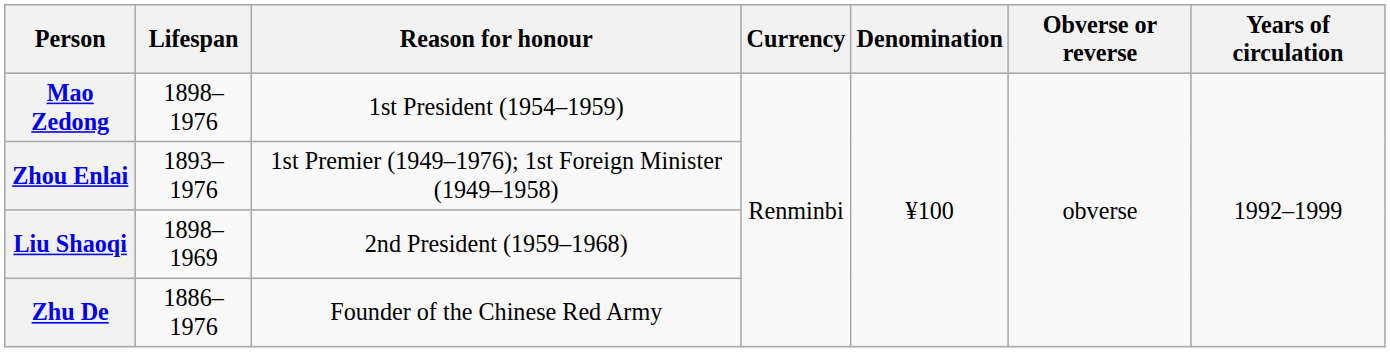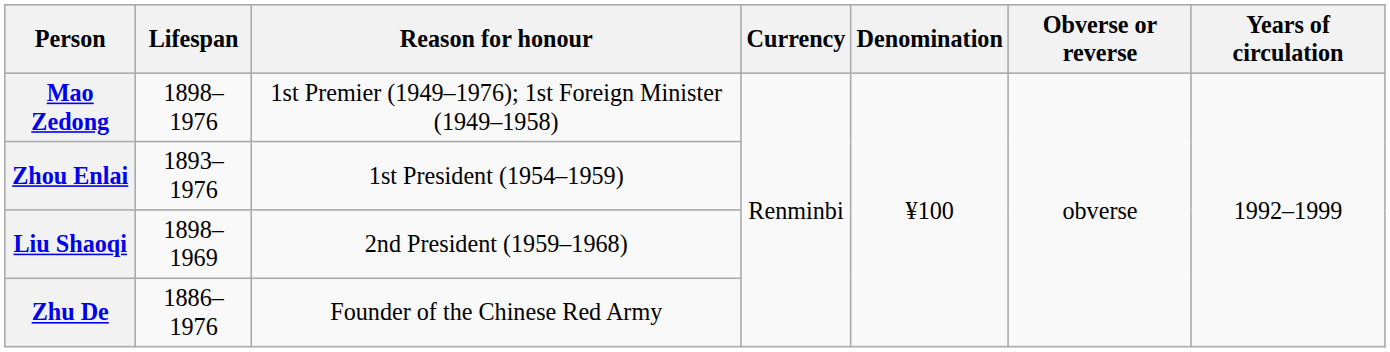(496, 107) 1st President (1954–1959) -> (496, 107) 1st Premier (1949–1976); 1st Foreign Minister (1949–1958)
(496, 175) 1st Premier (1949–1976); 1st Foreign Minister (1949–1958) -> (496, 175) 1st President (1954–1959)
